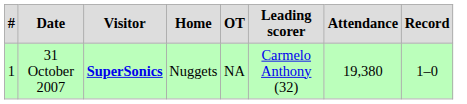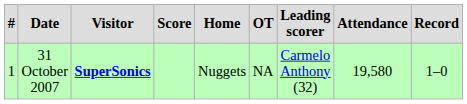+ column: (174, 24)
(363, 71) 19,380 -> (372, 71) 19,580
